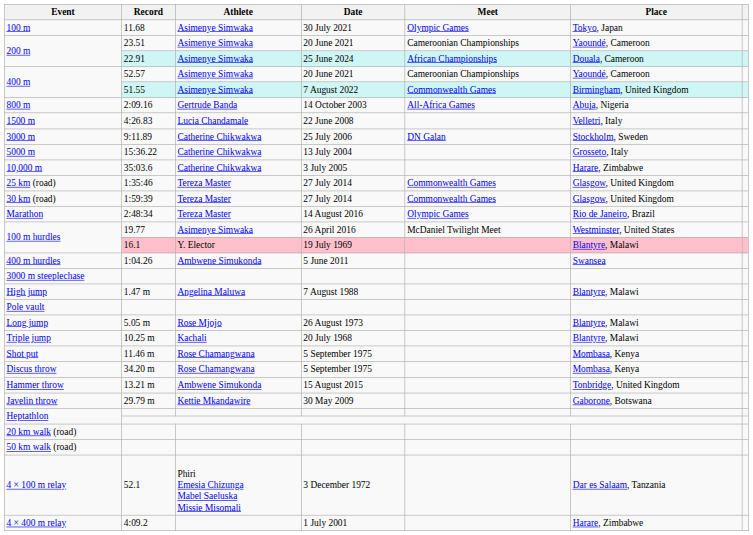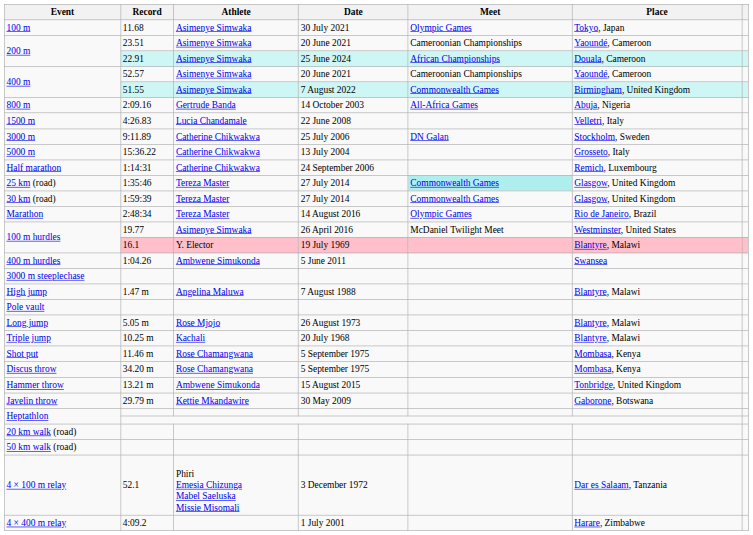- row: (24, 167)
+ row: (34, 167)
(452, 183) no background -> (455, 183) paleturquoise background
